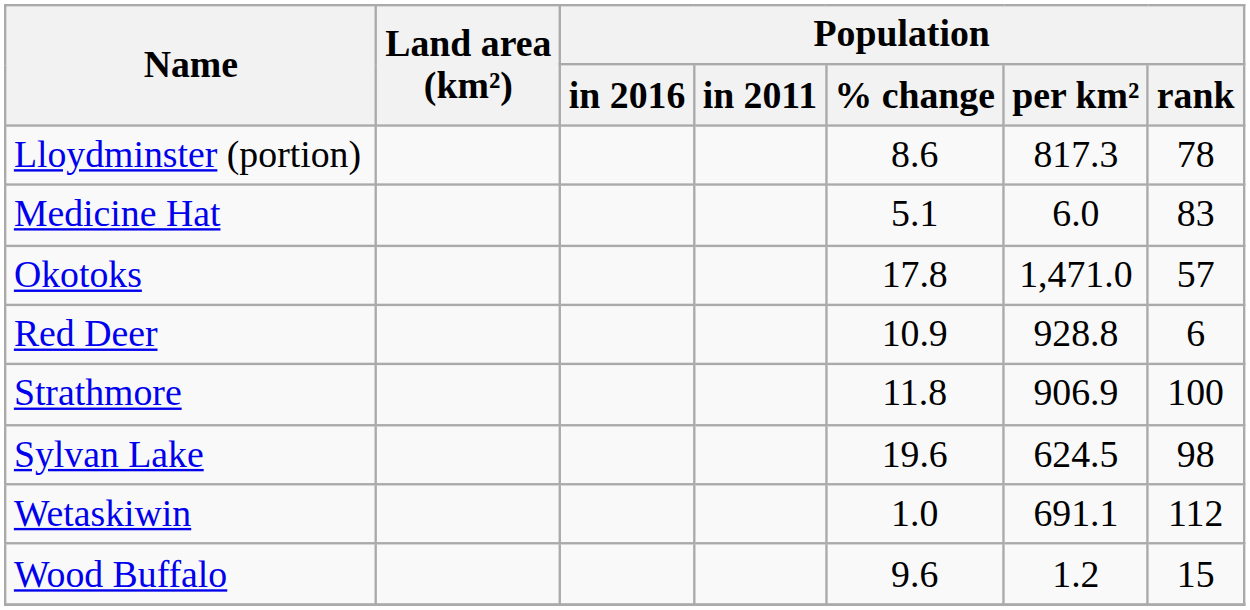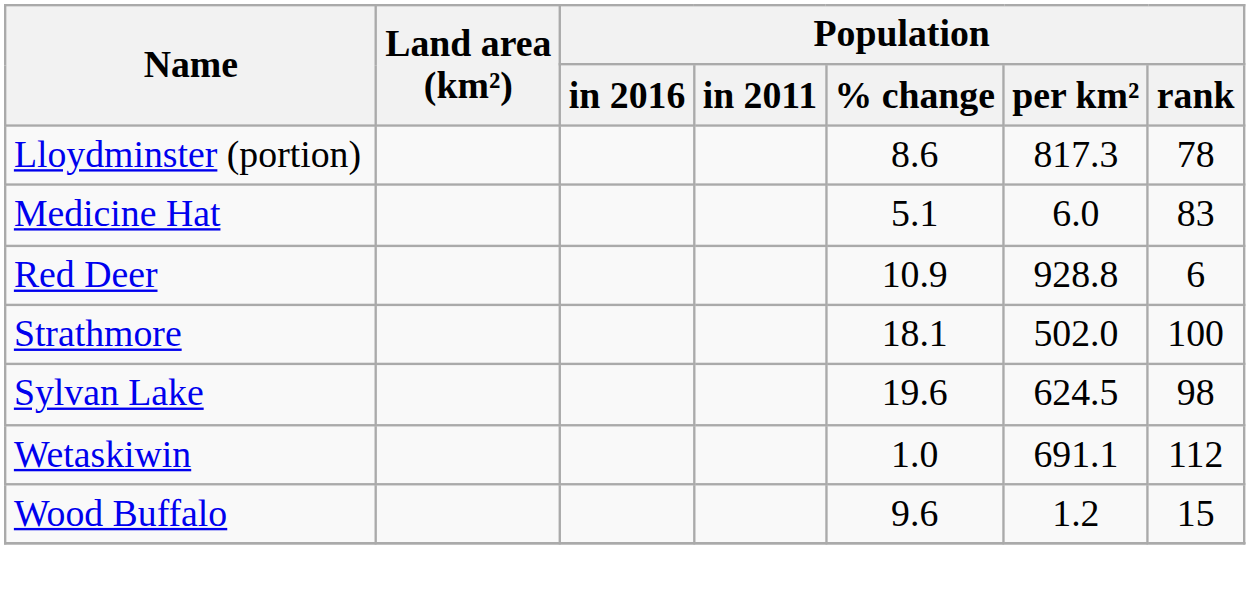- row: (78, 273)
(915, 393) 11.8 -> (915, 333) 18.1
(1076, 393) 906.9 -> (1076, 333) 502.0
